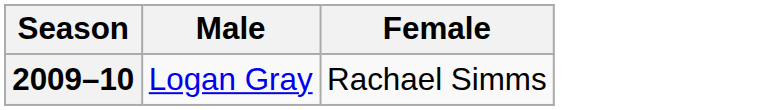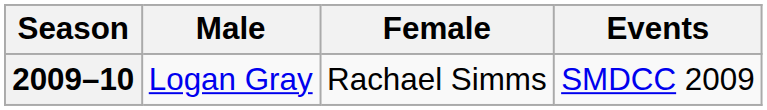+ column: (658, 29)
